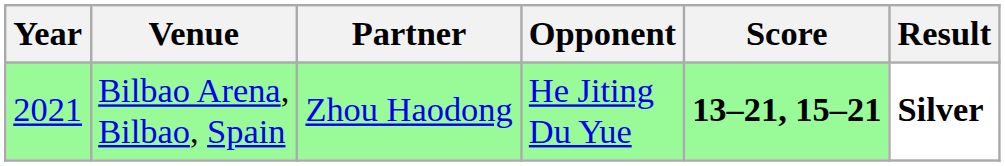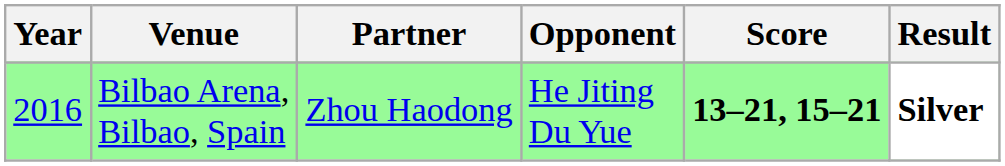(48, 110) 2021 -> (48, 110) 2016
